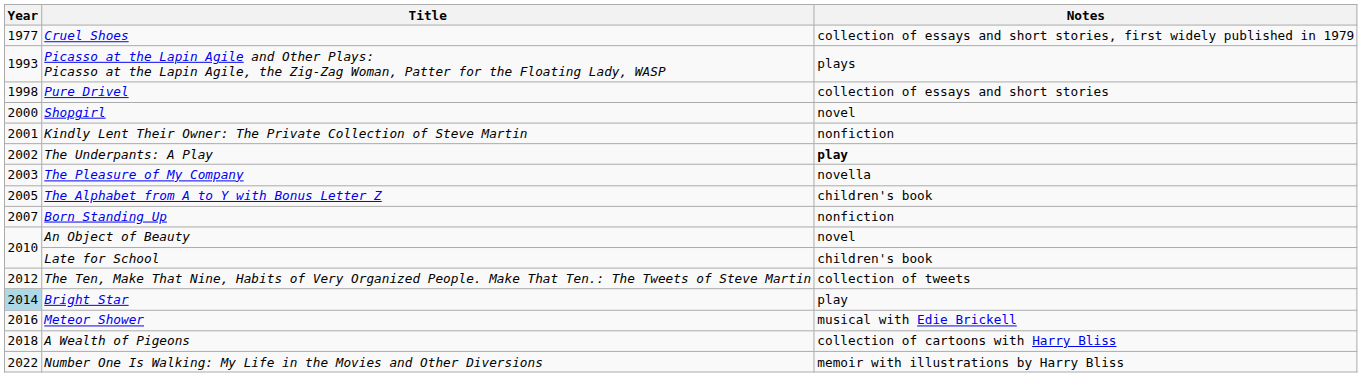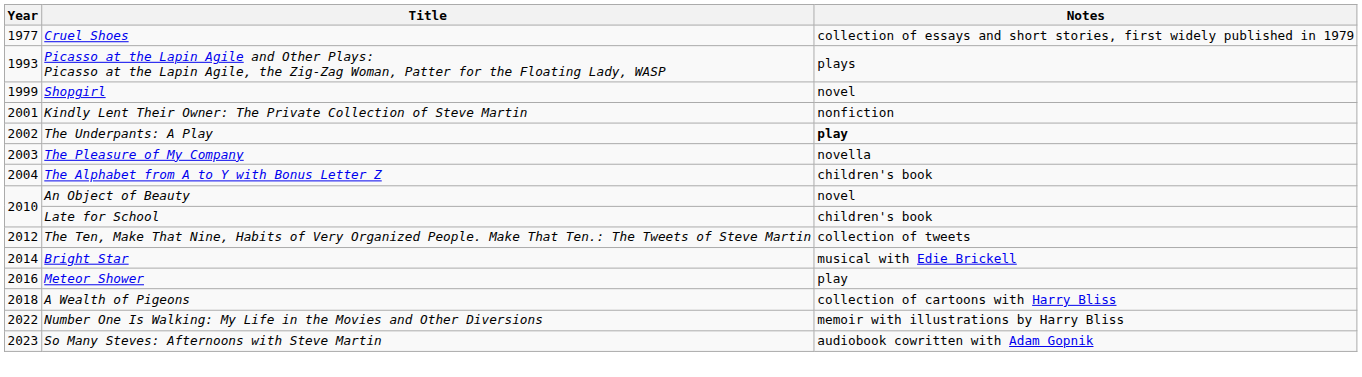- row: (86, 92)
(23, 113) 2000 -> (23, 92) 1999
(23, 196) 2005 -> (23, 175) 2004
- row: (106, 216)
(23, 300) lightblue background -> (23, 258) no background
(833, 300) play -> (917, 258) musical with Edie Brickell
(917, 320) musical with Edie Brickell -> (833, 279) play
+ row: (213, 341)
